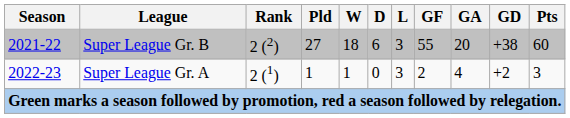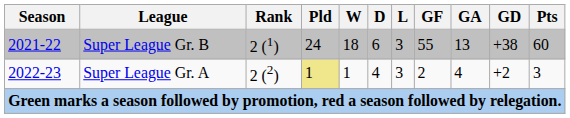(264, 44) 2 (2) -> (264, 44) 2 (1)
(313, 44) 27 -> (313, 44) 24
(462, 44) 20 -> (462, 44) 13
(264, 73) 2 (1) -> (264, 73) 2 (2)
(309, 73) no background -> (309, 73) khaki background
(376, 73) 0 -> (376, 73) 4
